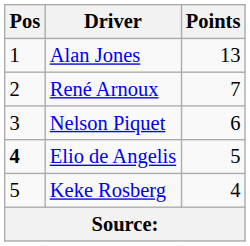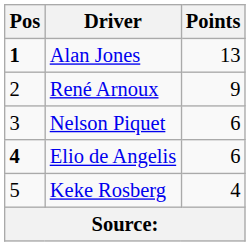(15, 55) normal -> (15, 55) bold
(235, 89) 7 -> (235, 89) 9
(235, 156) 5 -> (235, 156) 6
